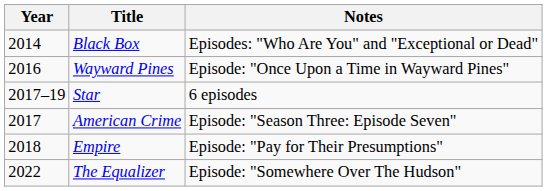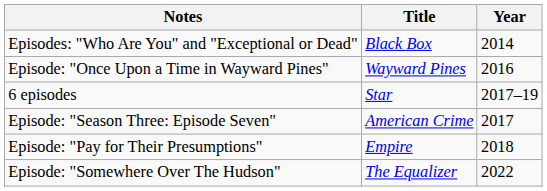columns swapped: (37, 17) <-> (363, 17)
